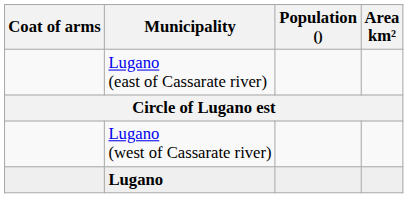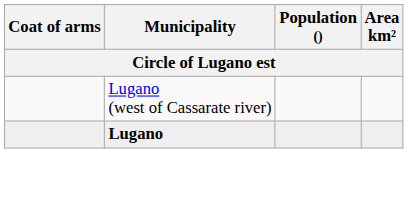- row: (188, 72)
